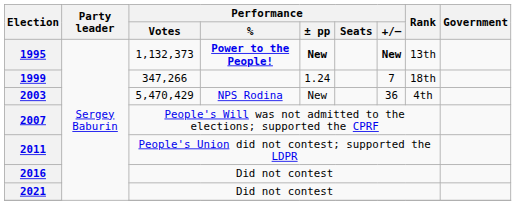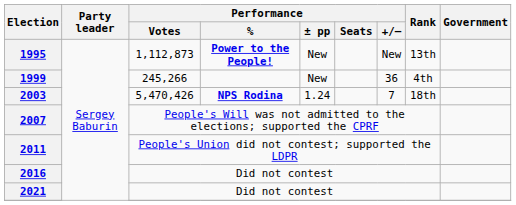(165, 55) 1,132,373 -> (165, 55) 1,112,873
(317, 55) bold -> (317, 55) normal
(391, 55) bold -> (391, 55) normal
(165, 78) 347,266 -> (165, 78) 245,266
(317, 78) 1.24 -> (317, 78) New
(391, 78) 7 -> (391, 78) 36
(423, 78) 18th -> (423, 78) 4th
(165, 96) 5,470,429 -> (165, 96) 5,470,426
(250, 96) normal -> (250, 96) bold
(317, 96) New -> (317, 96) 1.24
(391, 96) 36 -> (391, 96) 7
(423, 96) 4th -> (423, 96) 18th
